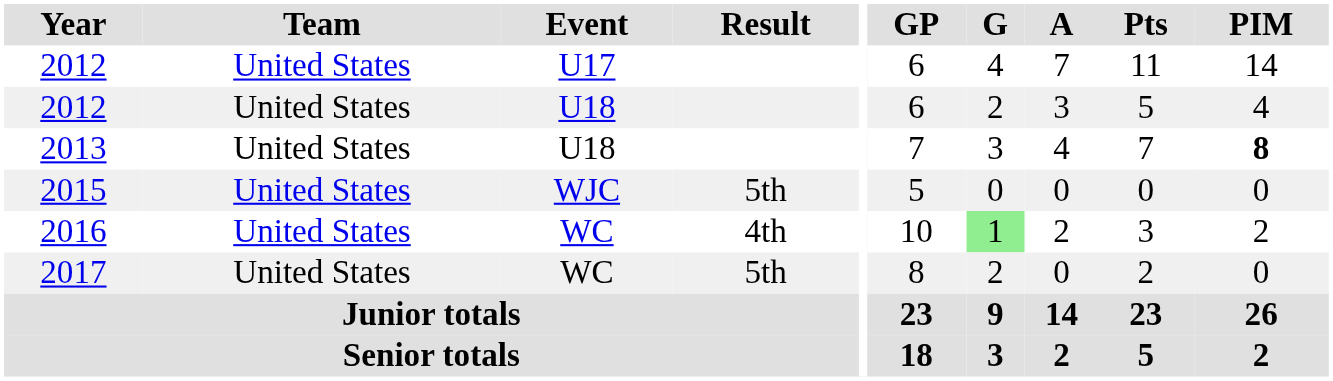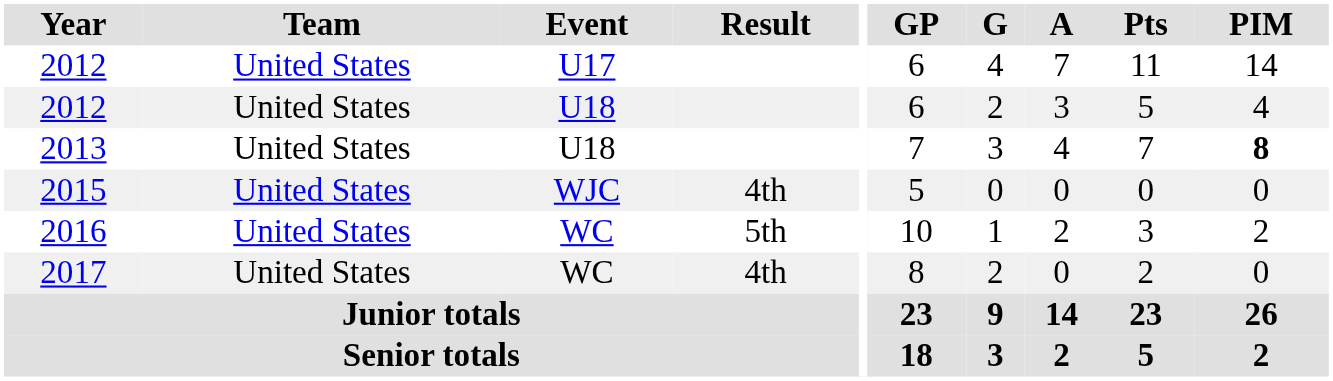(766, 189) 5th -> (766, 189) 4th
(766, 231) 4th -> (766, 231) 5th
(995, 231) lightgreen background -> (995, 231) no background
(766, 272) 5th -> (766, 272) 4th
